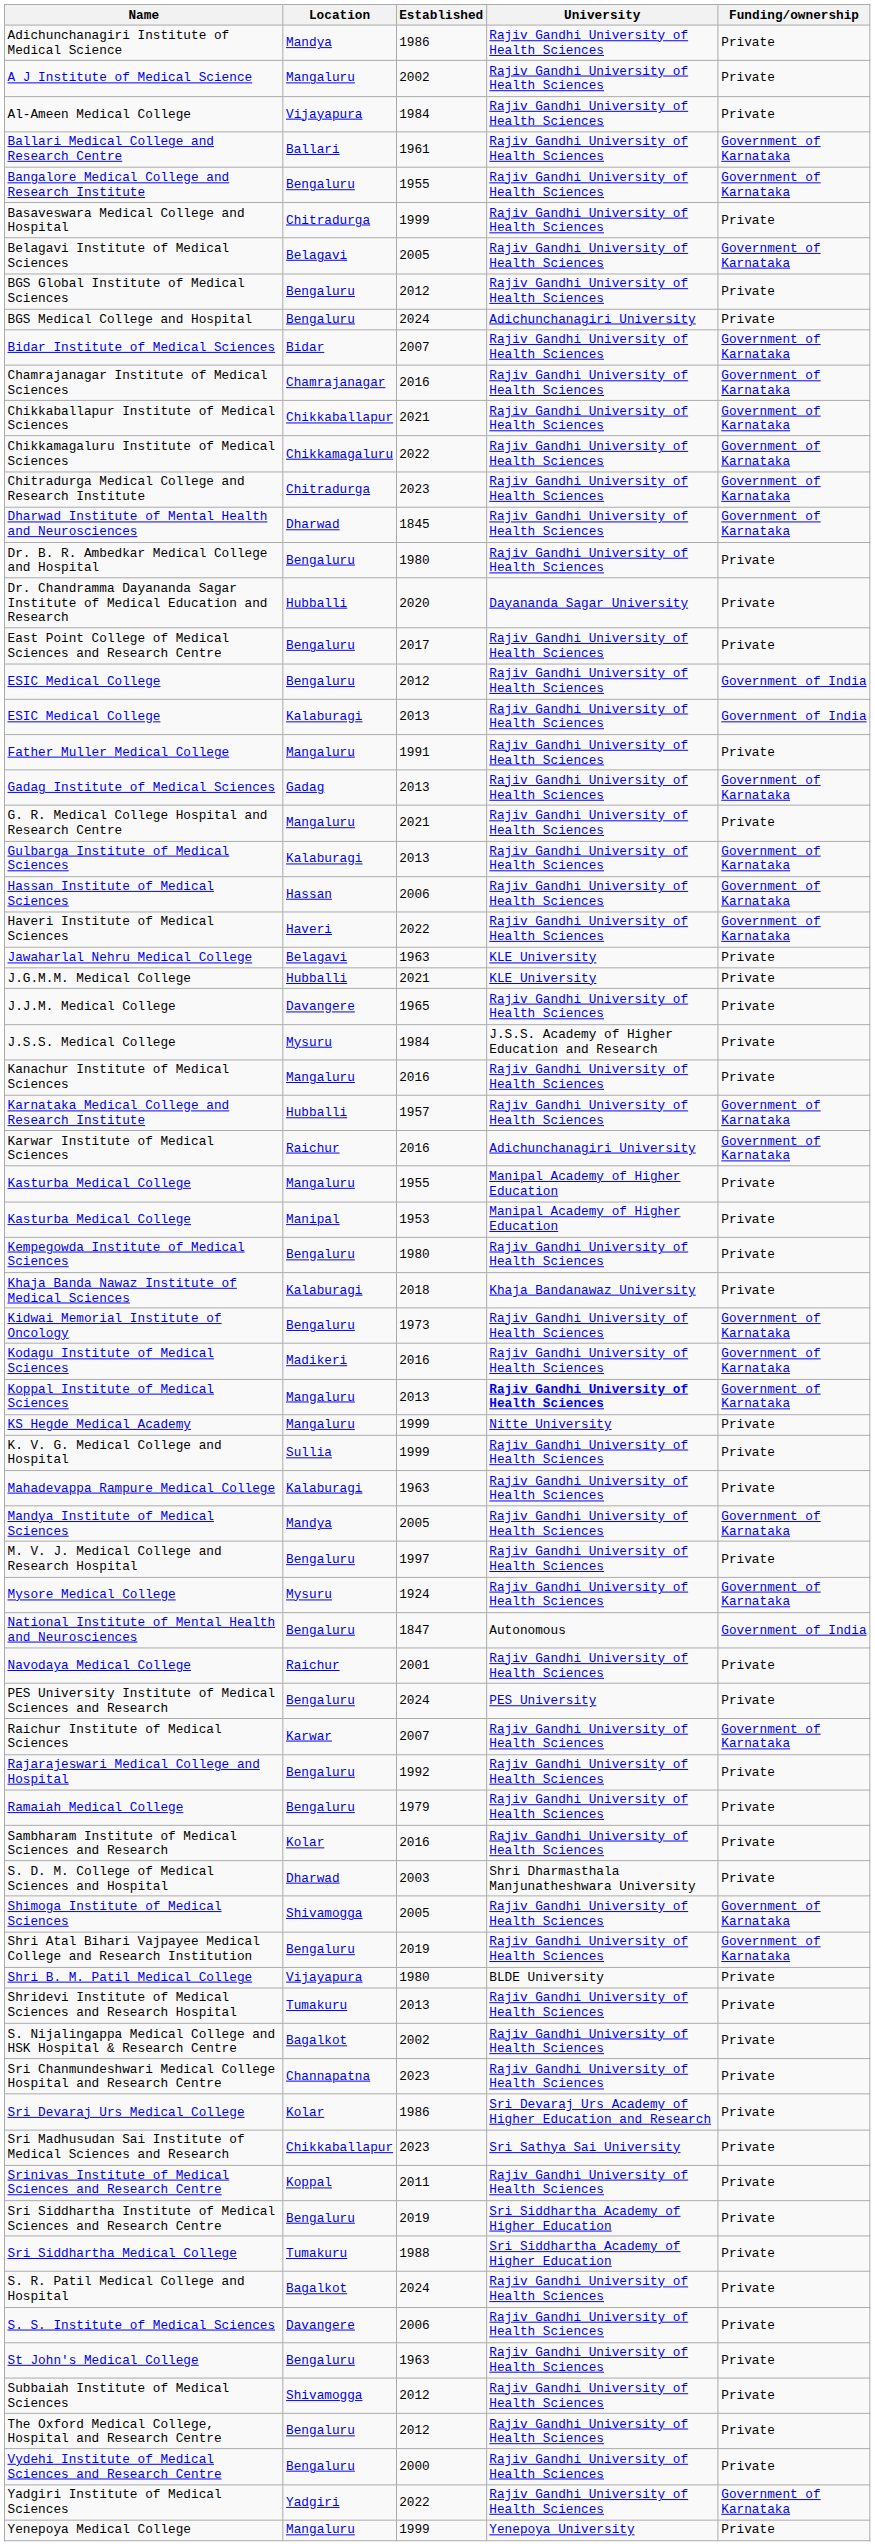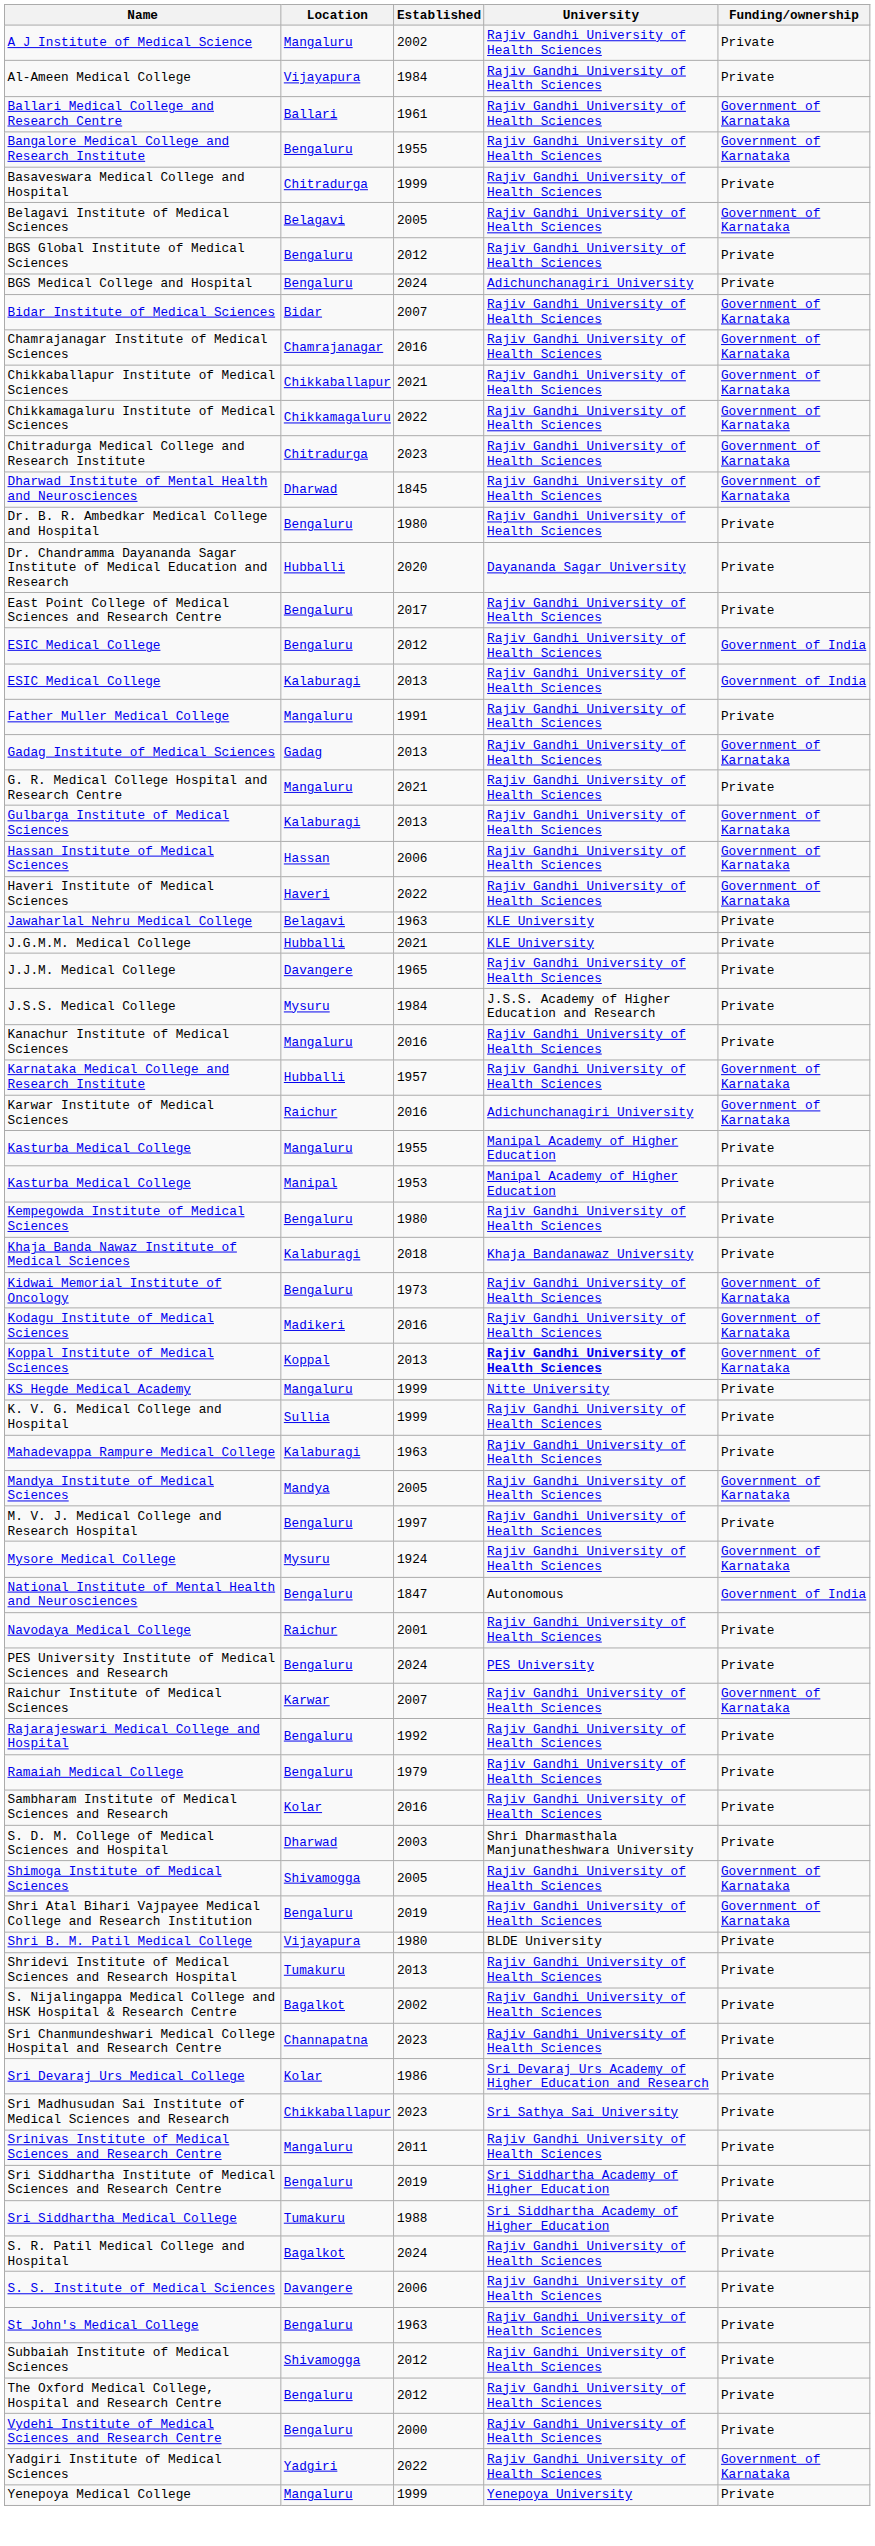- row: (118, 43)
(320, 1397) Mangaluru -> (307, 1361) Koppal
(309, 2183) Koppal -> (318, 2147) Mangaluru
